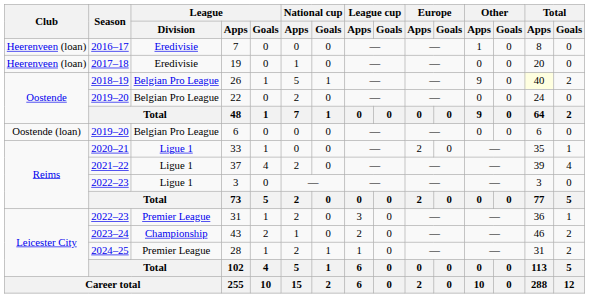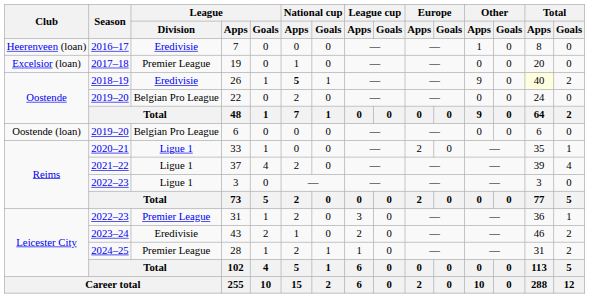(47, 64) Heerenveen (loan) -> (47, 64) Excelsior (loan)
(176, 64) Eredivisie -> (176, 64) Premier League
(176, 81) Belgian Pro League -> (176, 81) Eredivisie
(296, 81) normal -> (296, 81) bold
(176, 234) Championship -> (176, 234) Eredivisie
